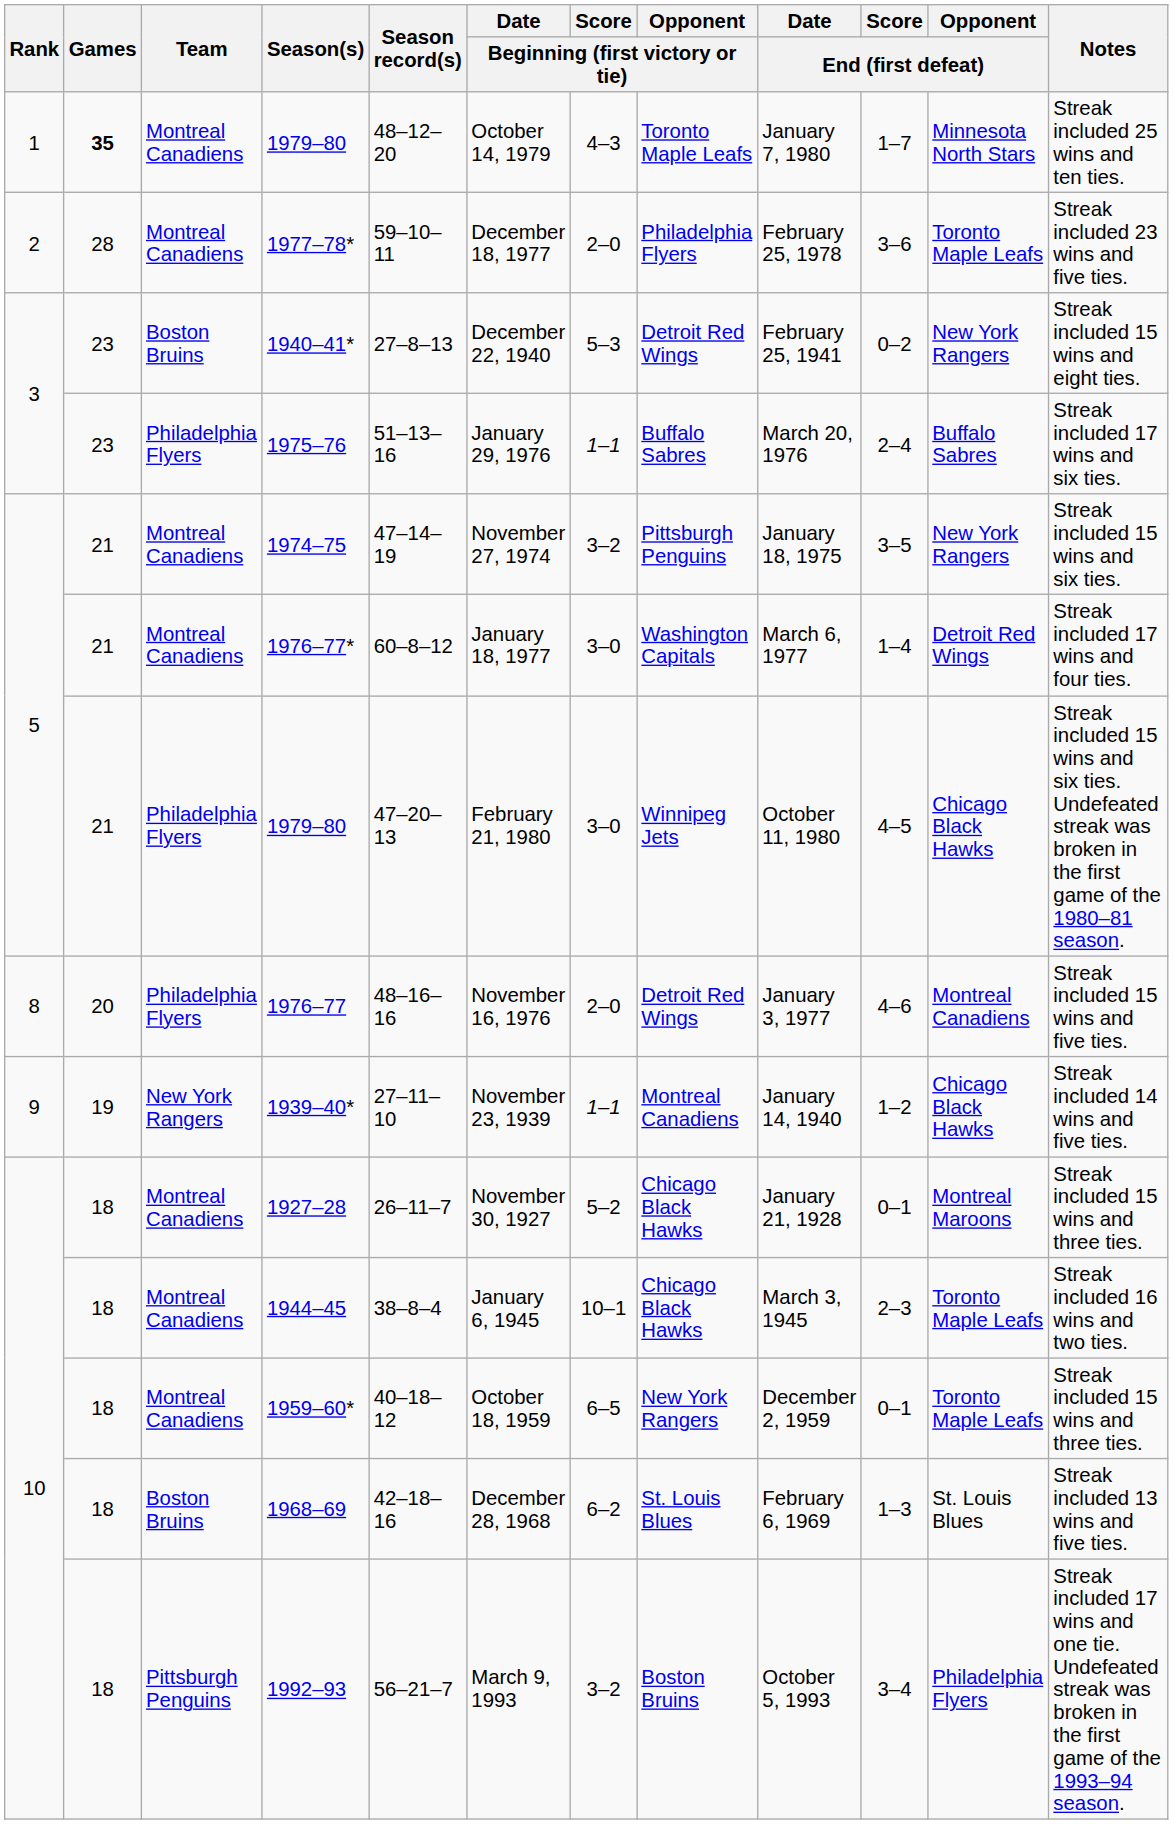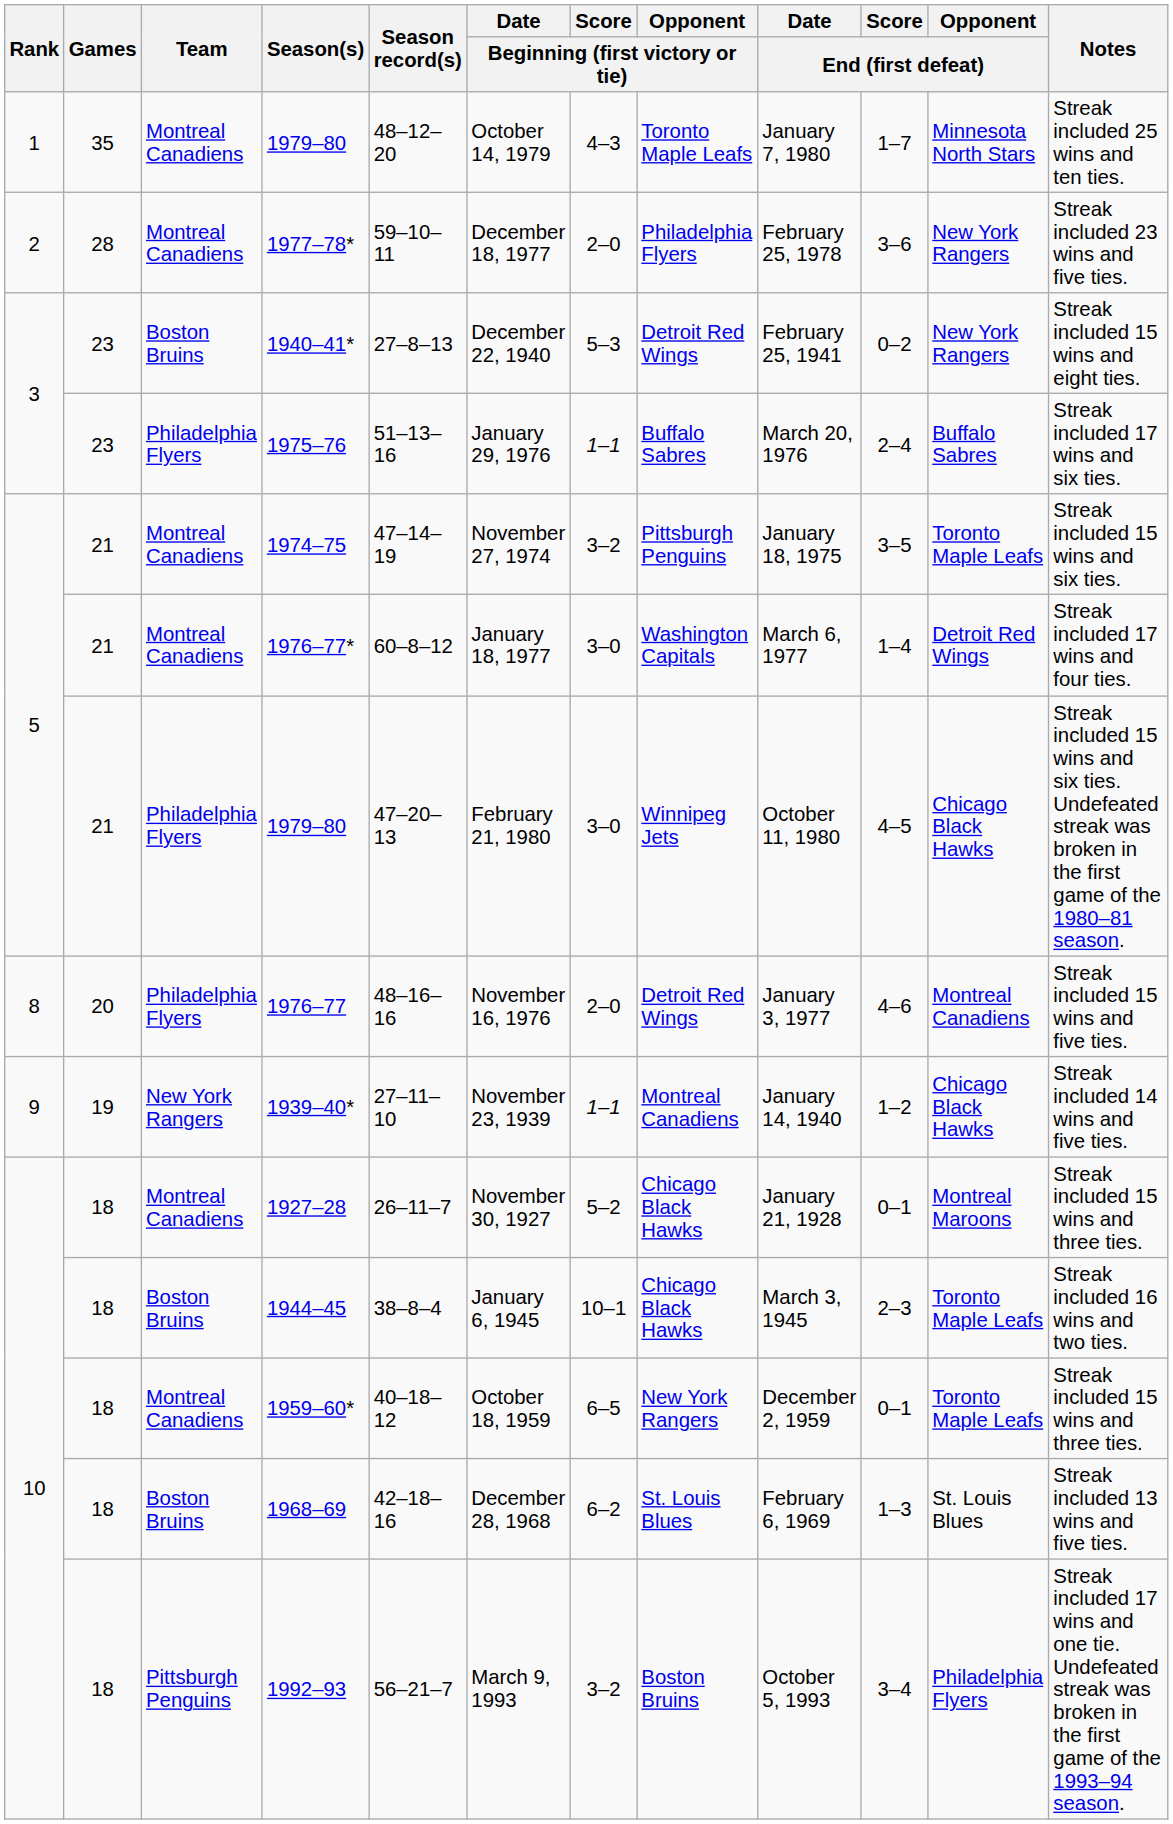(103, 142) bold -> (103, 142) normal
(988, 243) Toronto Maple Leafs -> (975, 243) New York Rangers
(975, 545) New York Rangers -> (988, 545) Toronto Maple Leafs
(195, 1308) Montreal Canadiens -> (178, 1308) Boston Bruins
